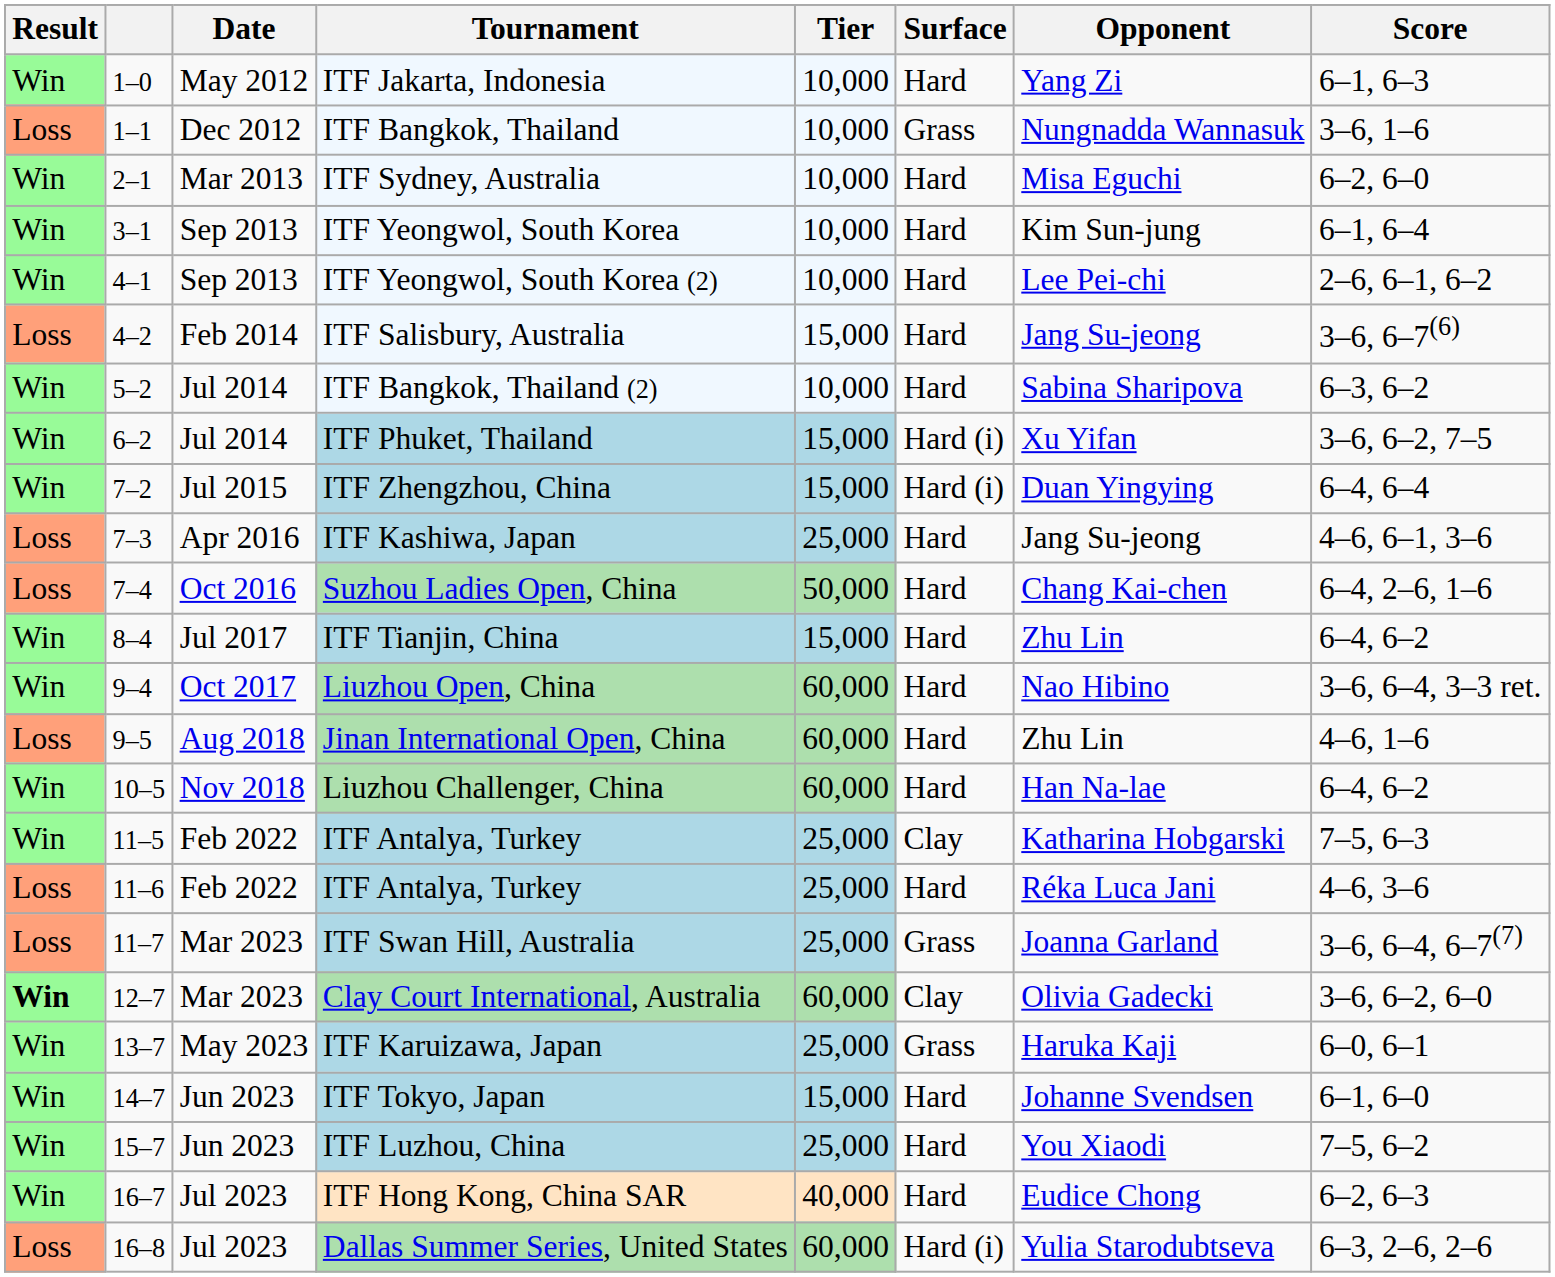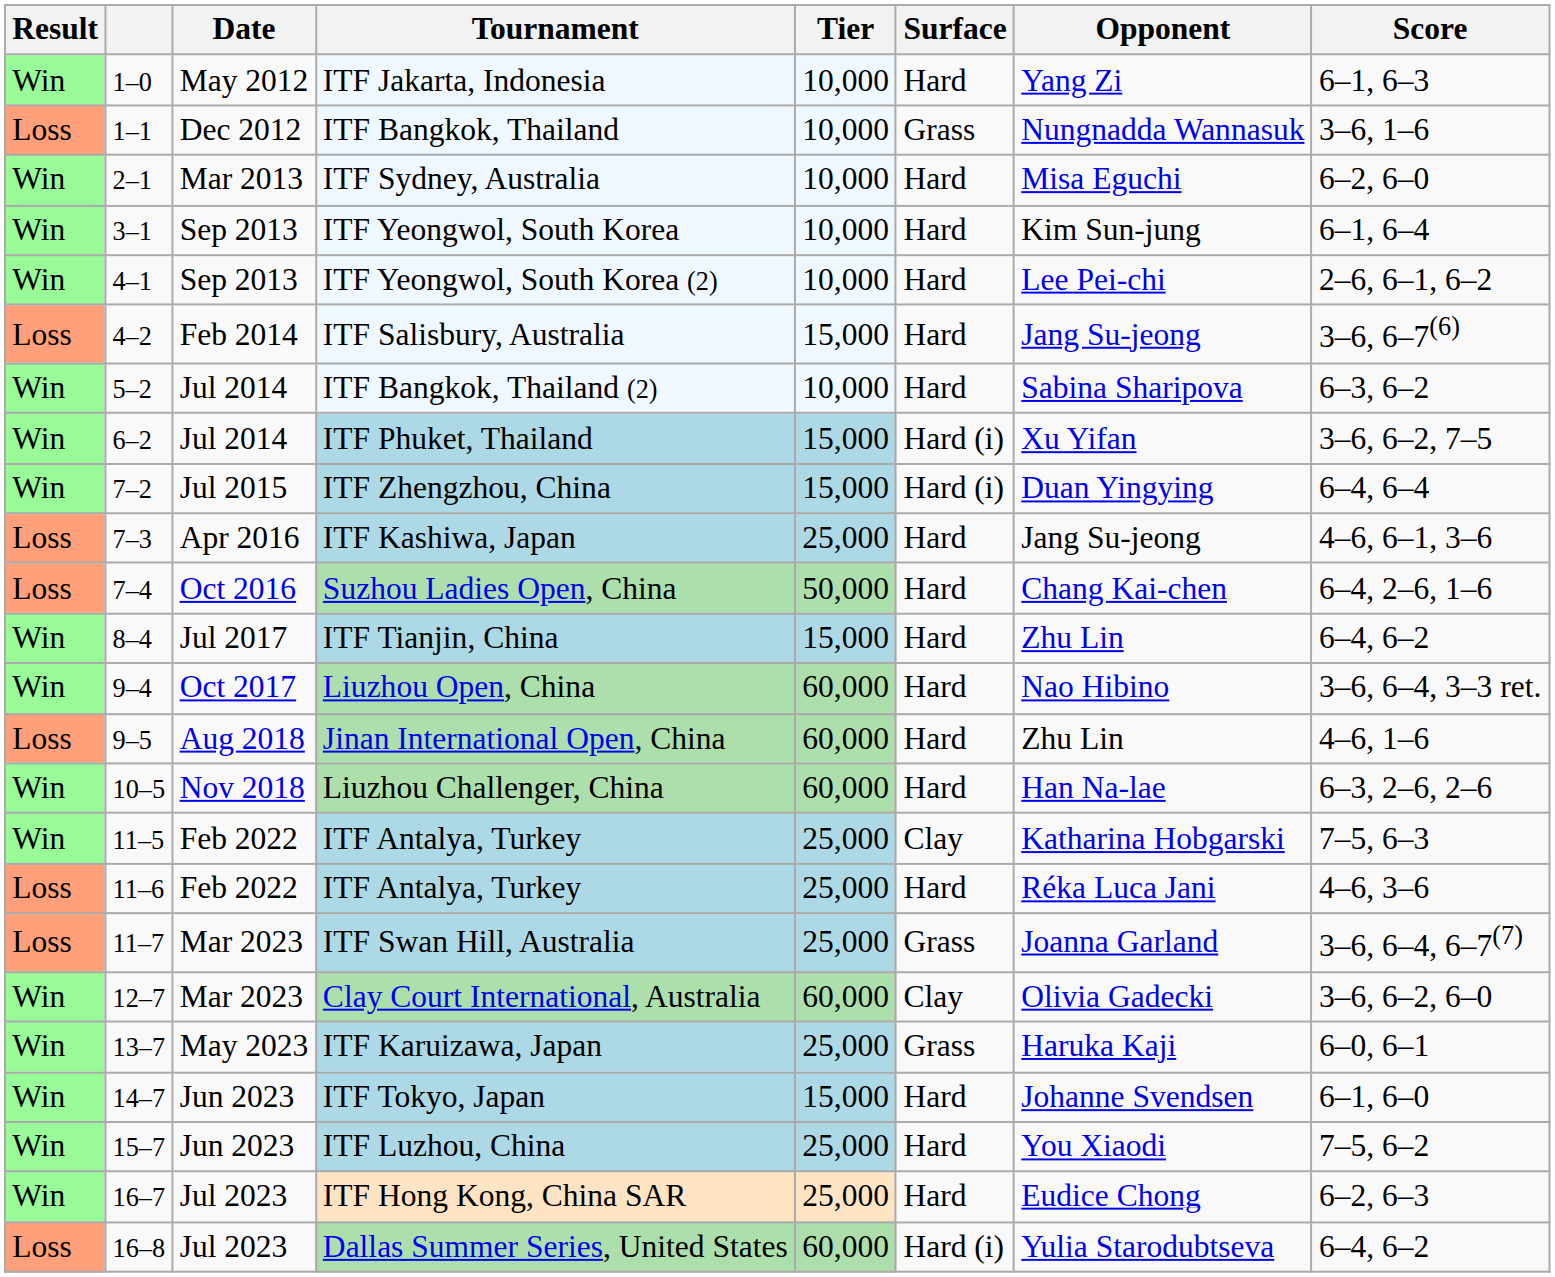(1374, 787) 6–4, 6–2 -> (1406, 787) 6–3, 2–6, 2–6
(41, 996) bold -> (39, 996) normal
(846, 1196) 40,000 -> (846, 1196) 25,000
(1406, 1246) 6–3, 2–6, 2–6 -> (1374, 1246) 6–4, 6–2
